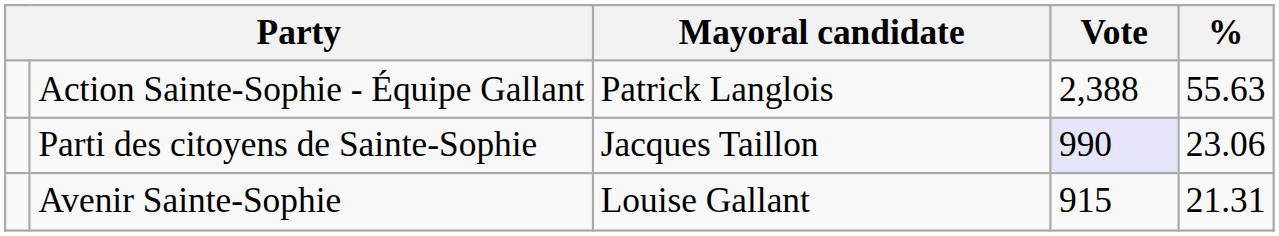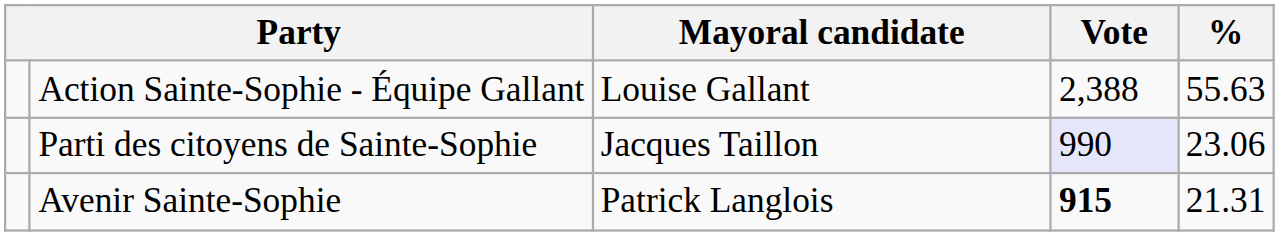(717, 88) Patrick Langlois -> (705, 88) Louise Gallant
(705, 200) Louise Gallant -> (717, 200) Patrick Langlois
(1086, 200) normal -> (1086, 200) bold
